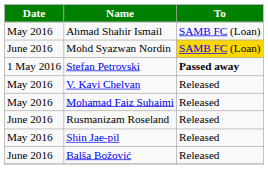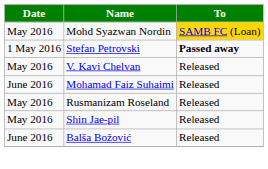- row: (114, 31)
(30, 48) June 2016 -> (30, 31) May 2016
(30, 102) May 2016 -> (30, 84) June 2016
(30, 119) June 2016 -> (30, 102) May 2016
